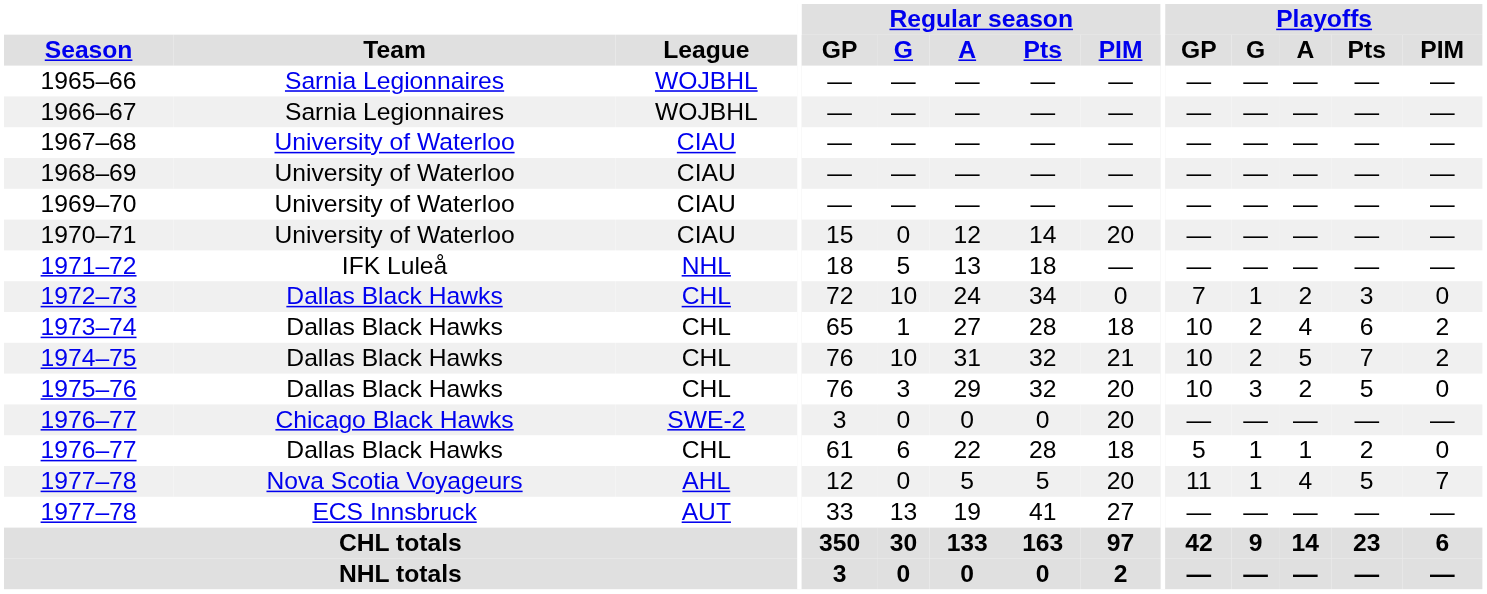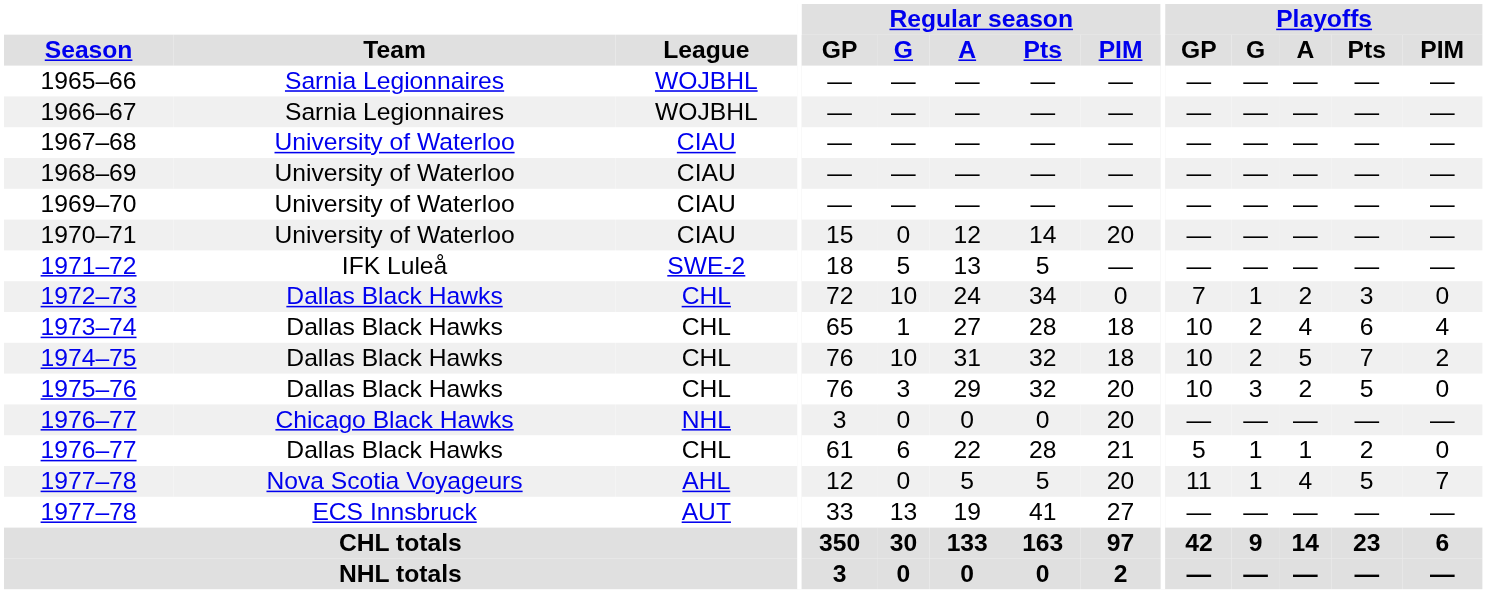(706, 265) NHL -> (706, 265) SWE-2
(1043, 265) 18 -> (1043, 265) 5
(1442, 327) 2 -> (1442, 327) 4
(1121, 357) 21 -> (1121, 357) 18
(706, 419) SWE-2 -> (706, 419) NHL
(1121, 450) 18 -> (1121, 450) 21
